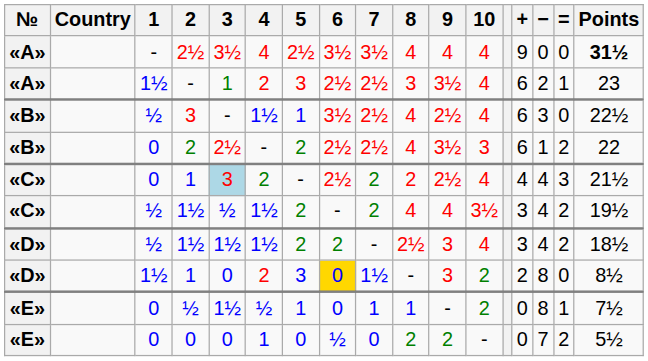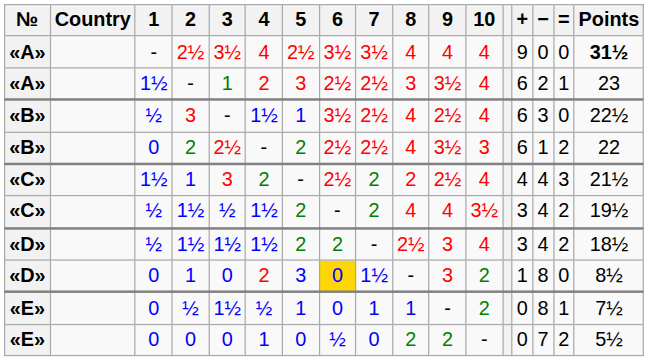(154, 180) 0 -> (154, 180) 1½
(227, 180) lightblue background -> (227, 180) no background
(154, 275) 1½ -> (154, 275) 0
(522, 275) 2 -> (522, 275) 1
